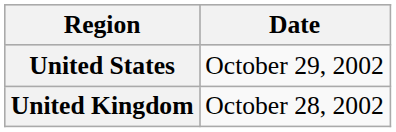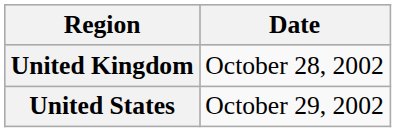rows swapped: (102, 106) <-> (102, 65)
